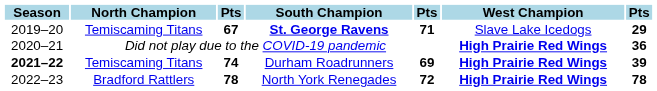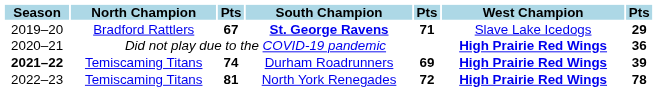(144, 29) Temiscaming Titans -> (144, 29) Bradford Rattlers
(144, 79) Bradford Rattlers -> (144, 79) Temiscaming Titans
(231, 79) 78 -> (231, 79) 81
